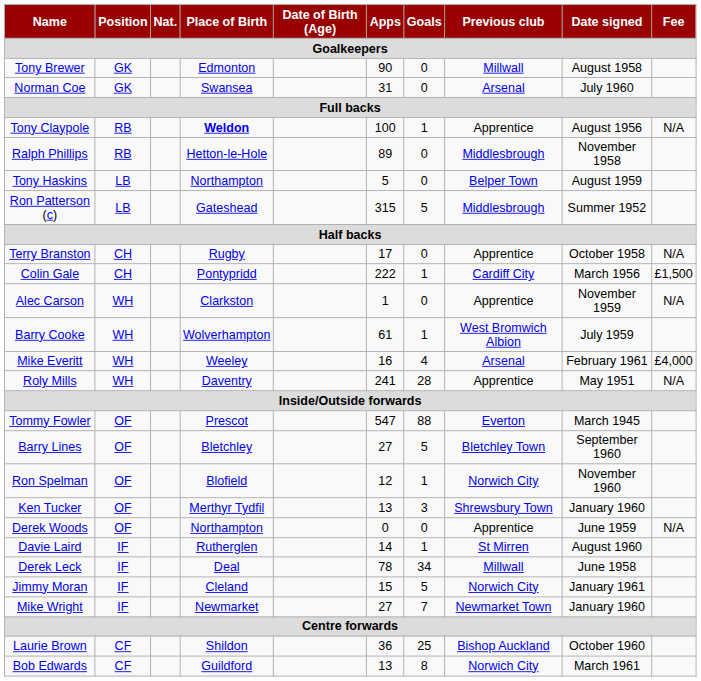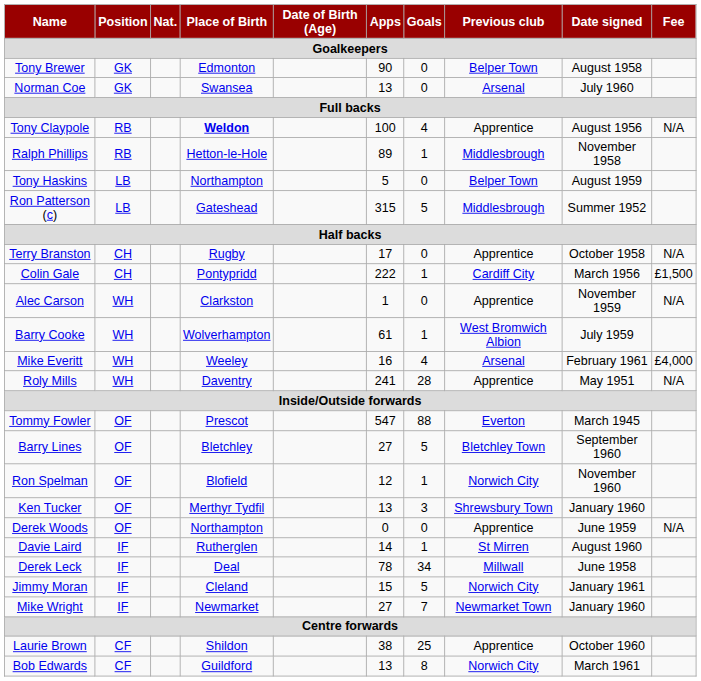(503, 68) Millwall -> (503, 68) Belper Town
(385, 88) 31 -> (385, 88) 13
(424, 128) 1 -> (424, 128) 4
(424, 154) 0 -> (424, 154) 1
(385, 647) 36 -> (385, 647) 38
(503, 647) Bishop Auckland -> (503, 647) Apprentice
